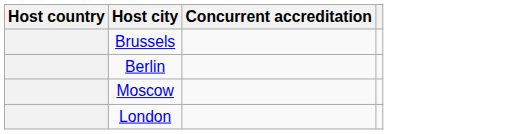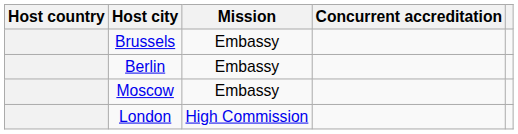+ column: (247, 16)
